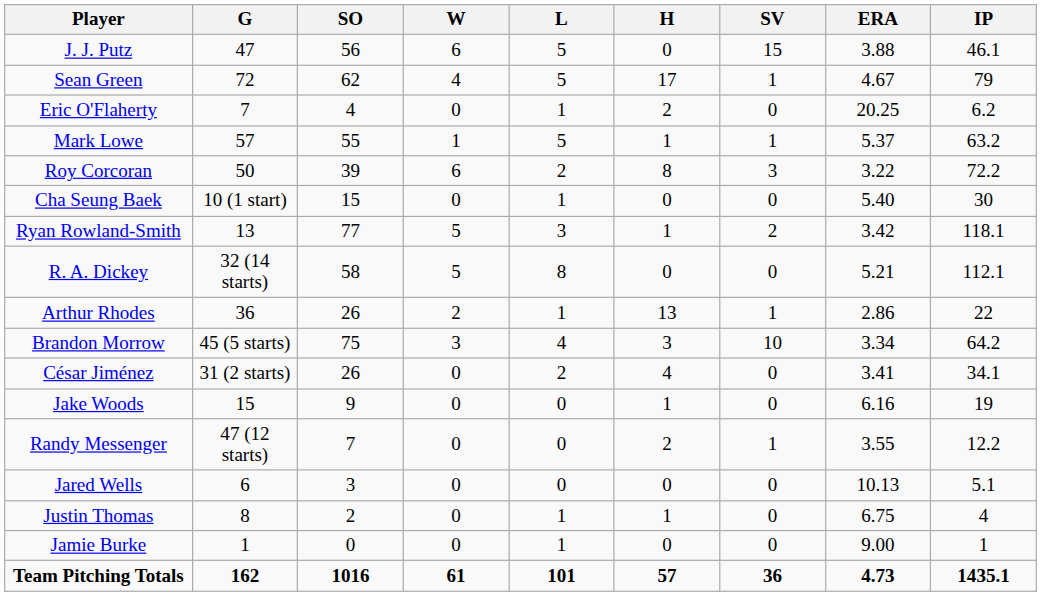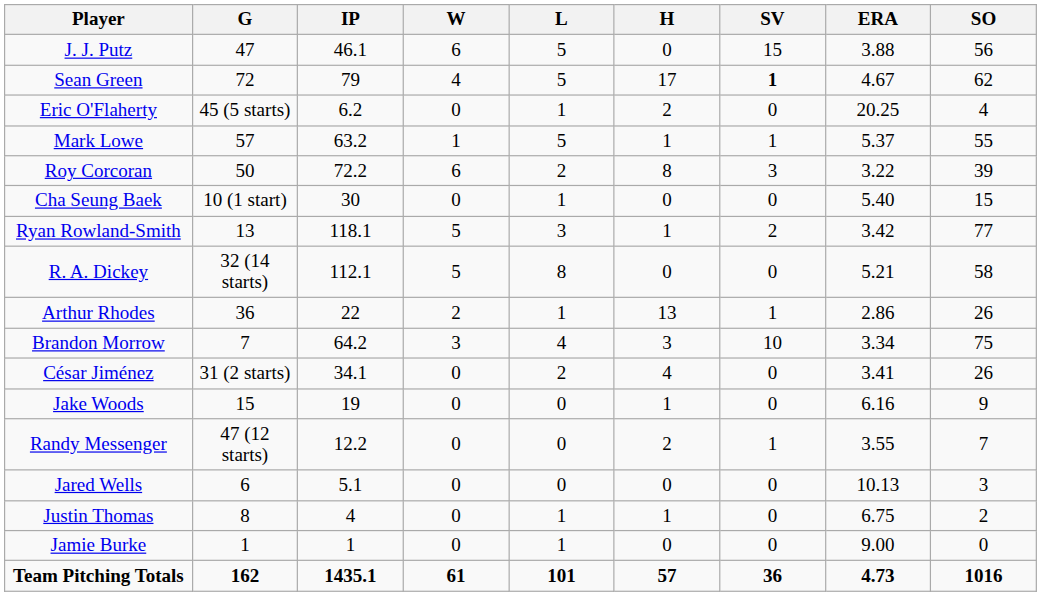columns swapped: (984, 19) <-> (350, 19)
(772, 79) normal -> (772, 79) bold
(245, 110) 7 -> (245, 110) 45 (5 starts)
(245, 342) 45 (5 starts) -> (245, 342) 7
